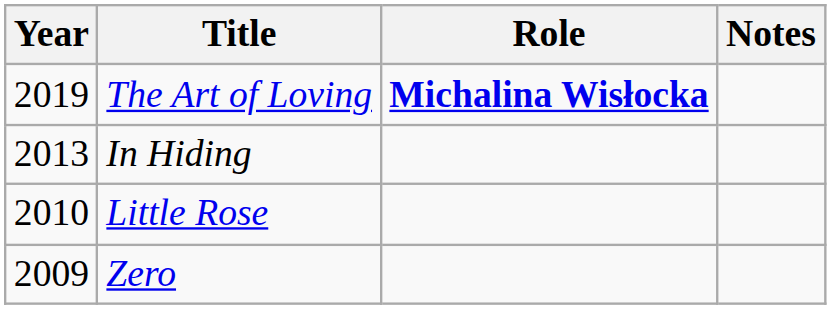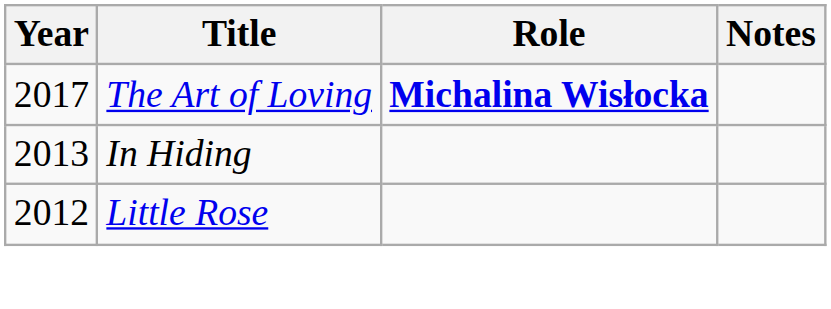(51, 93) 2019 -> (51, 93) 2017
(51, 213) 2010 -> (51, 213) 2012
- row: (141, 272)
